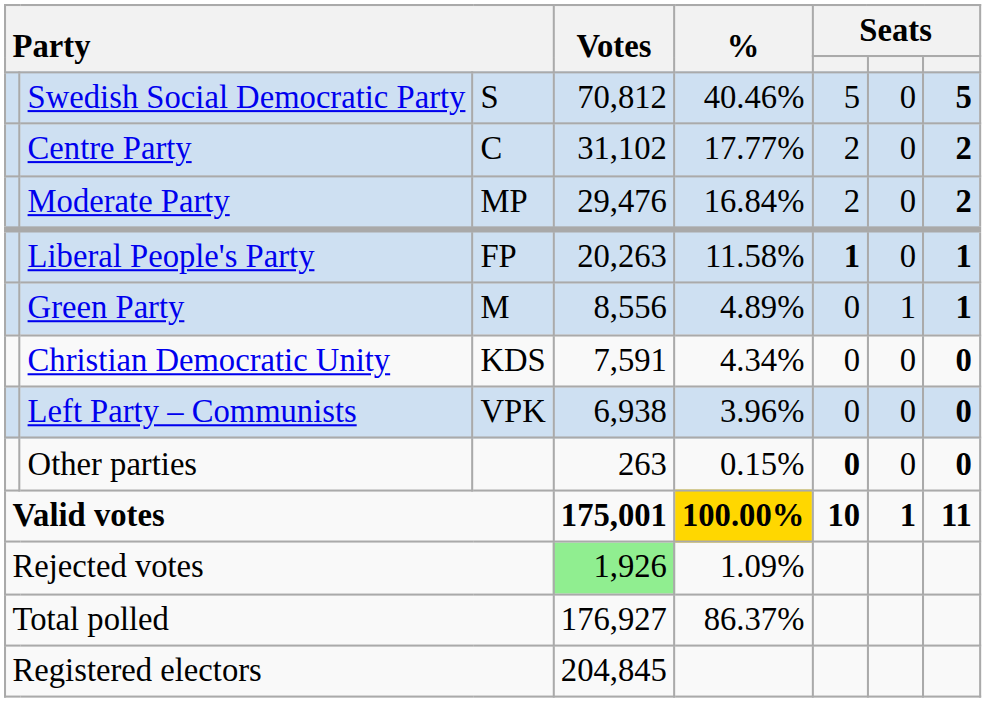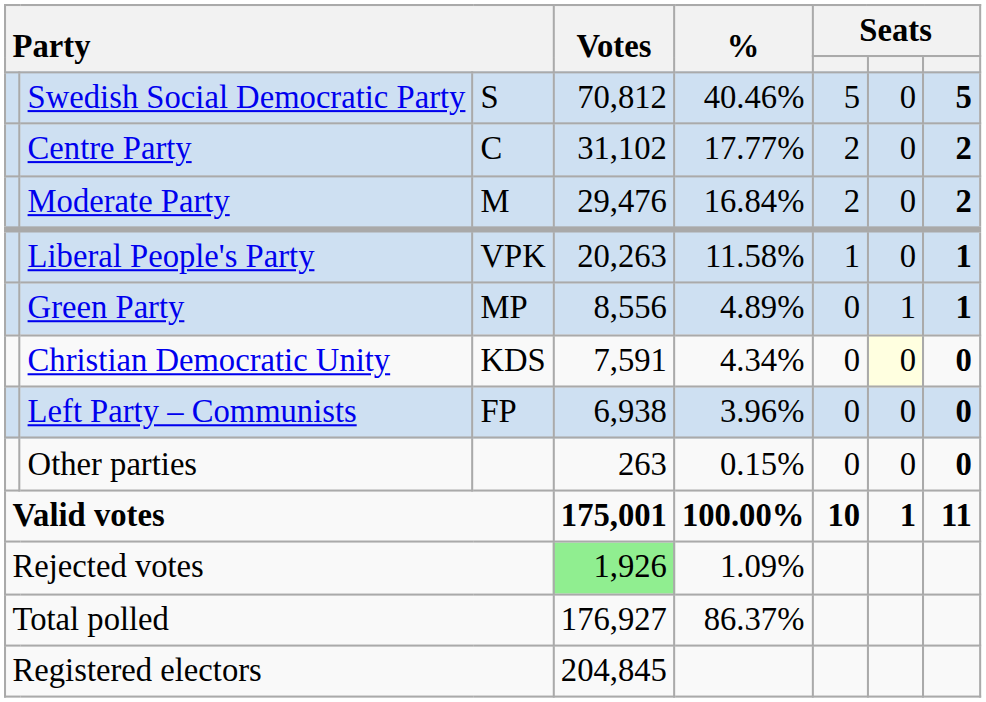(504, 200) MP -> (495, 200) M
(499, 256) FP -> (513, 256) VPK
(852, 256) bold -> (852, 256) normal
(495, 308) M -> (504, 308) MP
(908, 360) no background -> (908, 360) lightyellow background
(513, 411) VPK -> (499, 411) FP
(852, 463) bold -> (852, 463) normal
(743, 515) gold background -> (743, 515) no background
